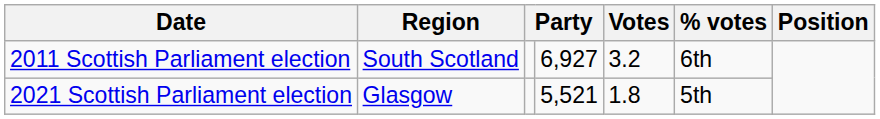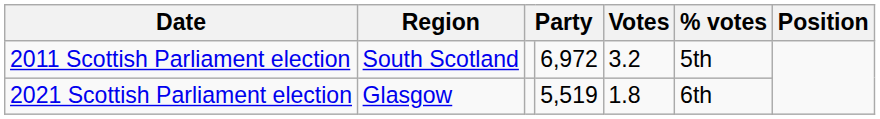(569, 59) 6,927 -> (569, 59) 6,972
(696, 59) 6th -> (696, 59) 5th
(569, 95) 5,521 -> (569, 95) 5,519
(696, 95) 5th -> (696, 95) 6th
